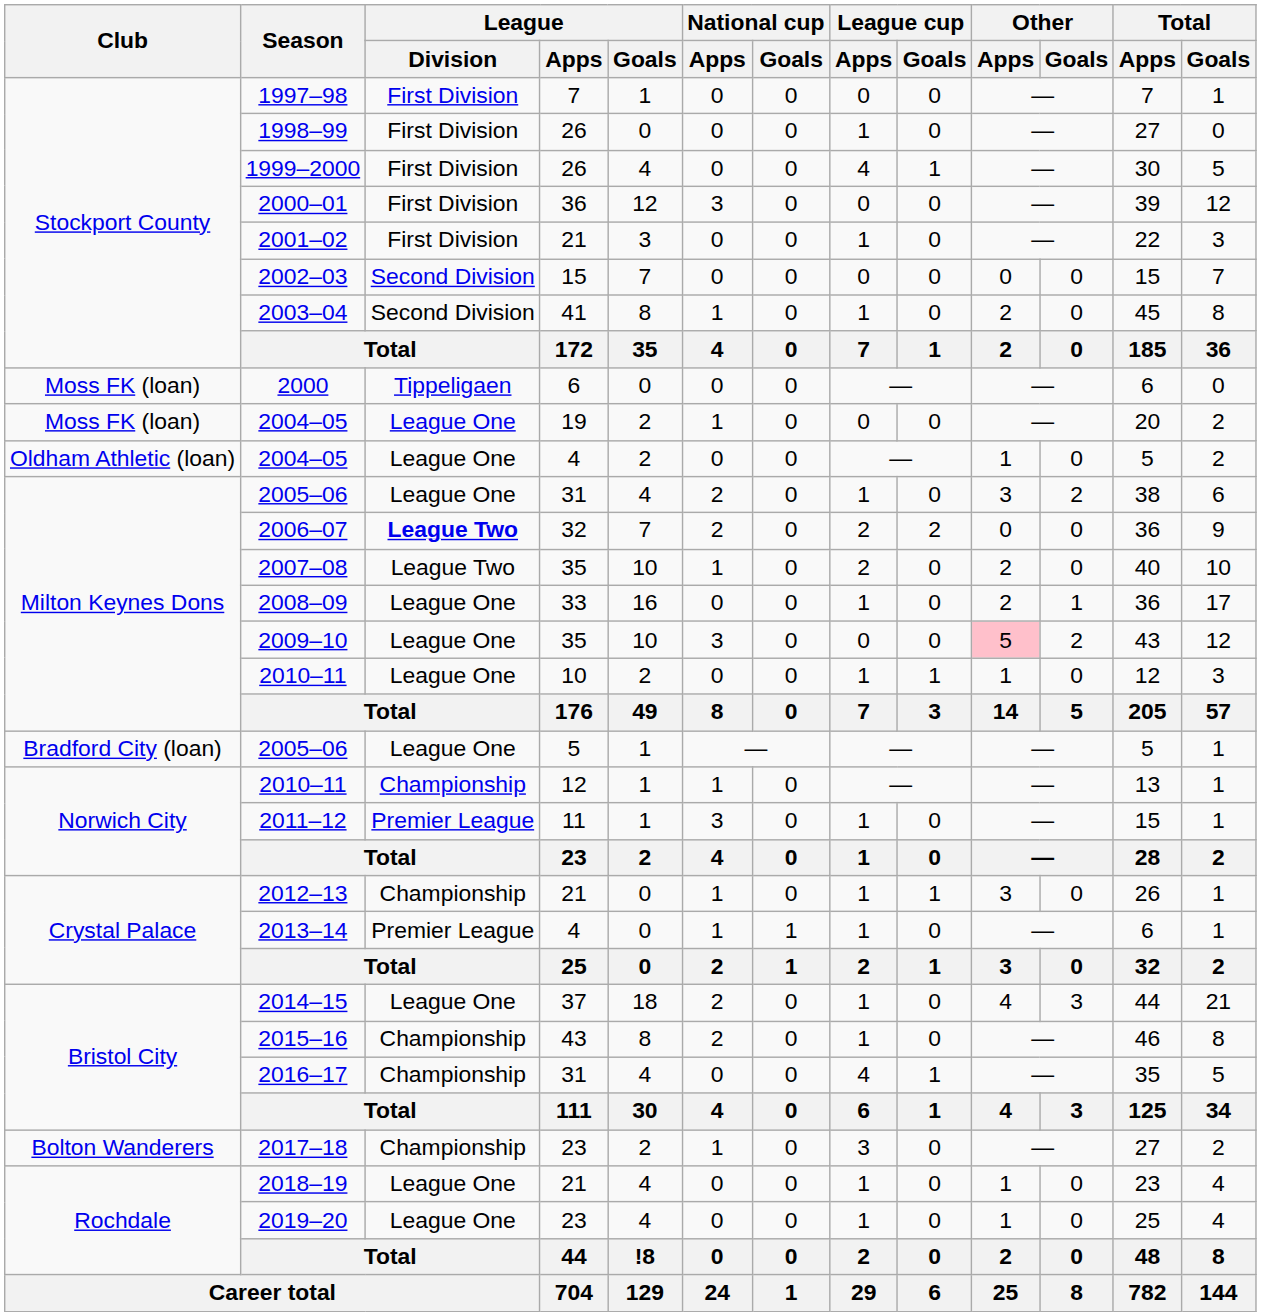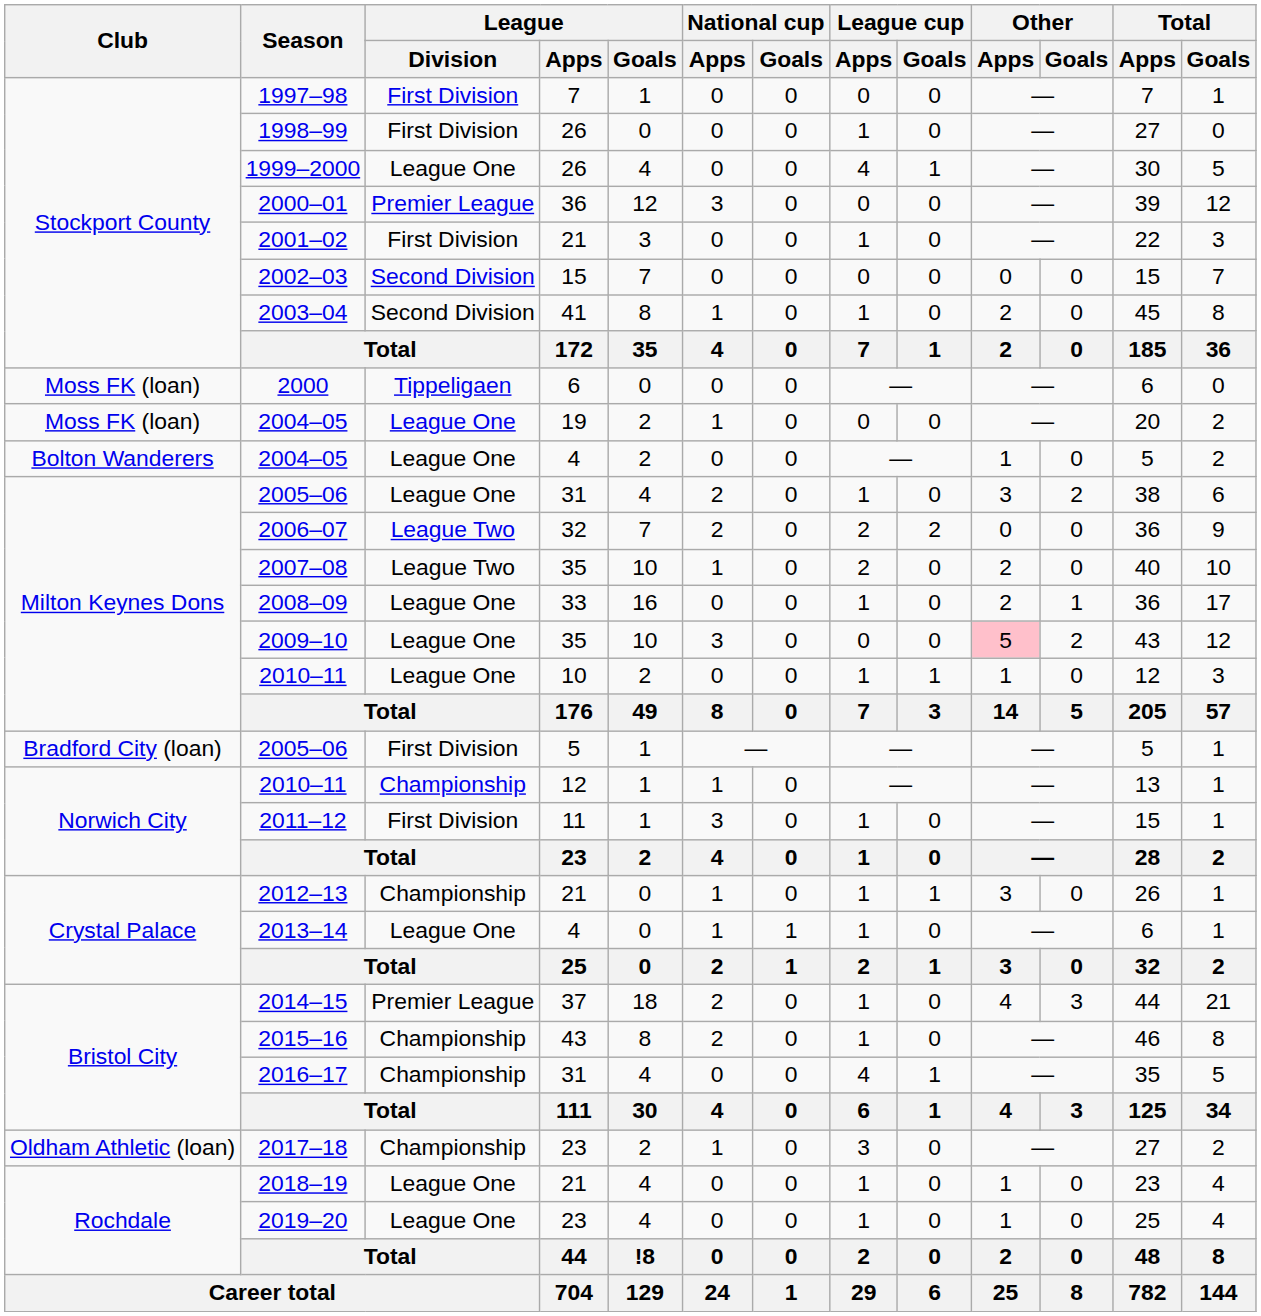(453, 167) First Division -> (453, 167) League One
(453, 204) First Division -> (453, 204) Premier League
(123, 458) Oldham Athletic (loan) -> (123, 458) Bolton Wanderers
(453, 530) bold -> (453, 530) normal
(453, 748) League One -> (453, 748) First Division
(453, 820) Premier League -> (453, 820) First Division
(453, 929) Premier League -> (453, 929) League One
(453, 1002) League One -> (453, 1002) Premier League
(123, 1147) Bolton Wanderers -> (123, 1147) Oldham Athletic (loan)
